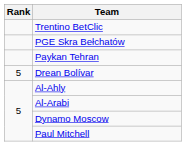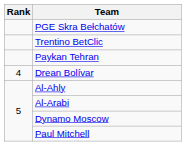rows swapped: (69, 27) <-> (80, 42)
(19, 73) 5 -> (19, 73) 4
